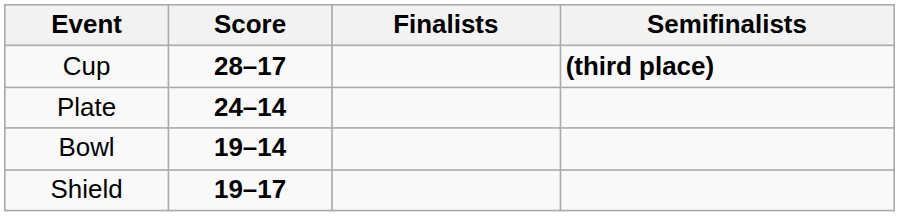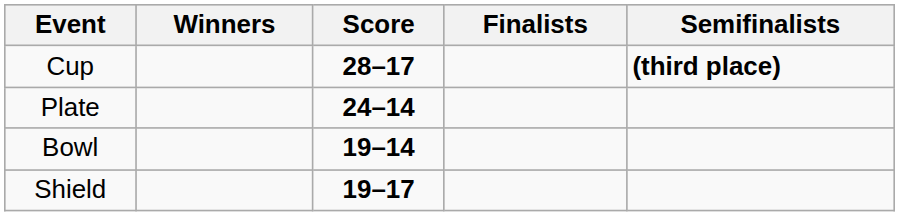+ column: (224, 25)
